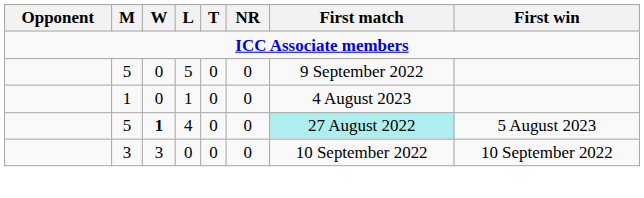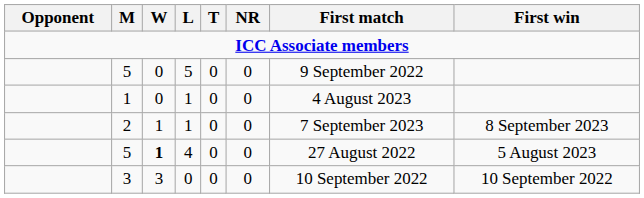+ row: (127, 125)
(362, 125) paleturquoise background -> (362, 152) no background
